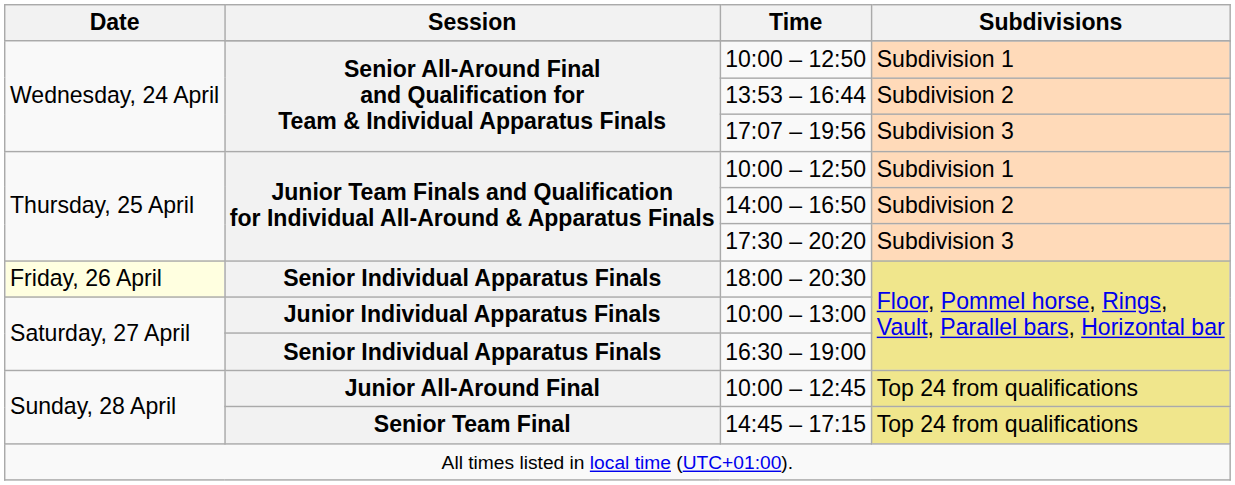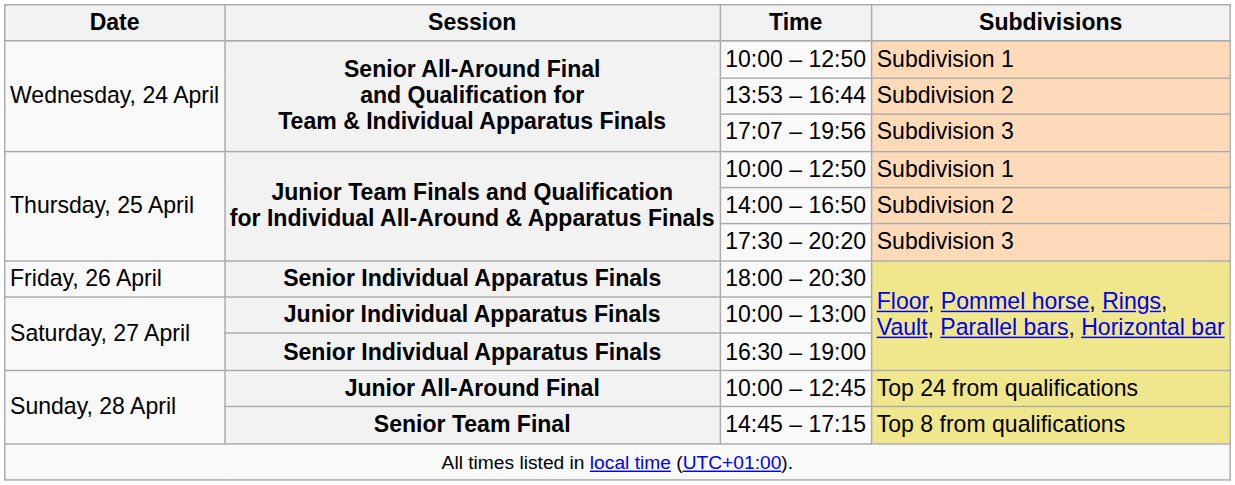(86, 278) lightyellow background -> (86, 278) no background
(1007, 424) Top 24 from qualifications -> (1001, 424) Top 8 from qualifications
